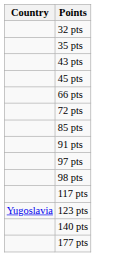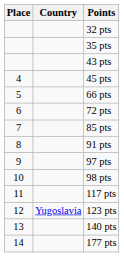+ column: (19, 12)
